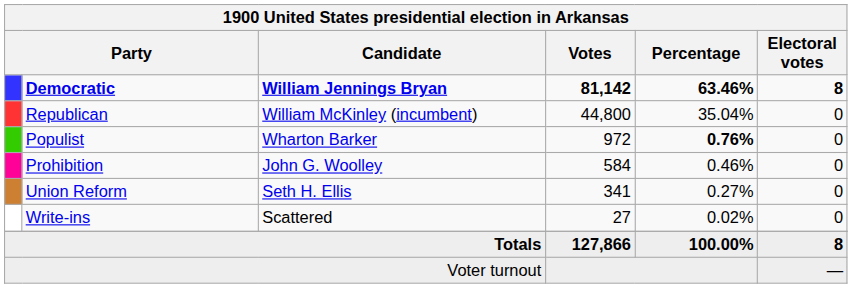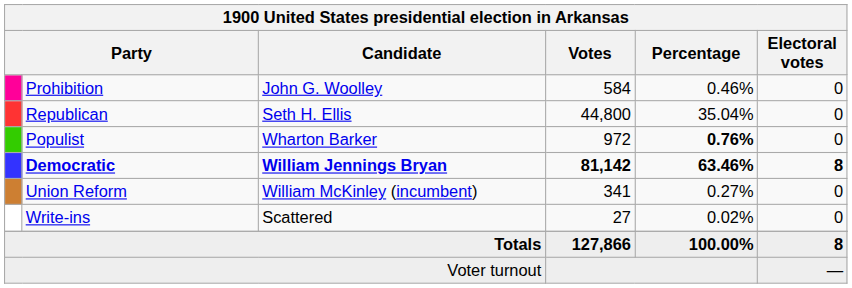rows swapped: (70, 88) <-> (64, 166)
(370, 114) William McKinley (incumbent) -> (307, 114) Seth H. Ellis
(307, 192) Seth H. Ellis -> (370, 192) William McKinley (incumbent)
